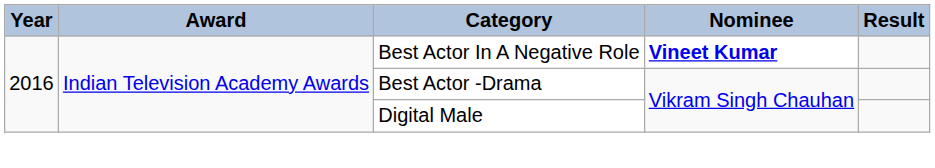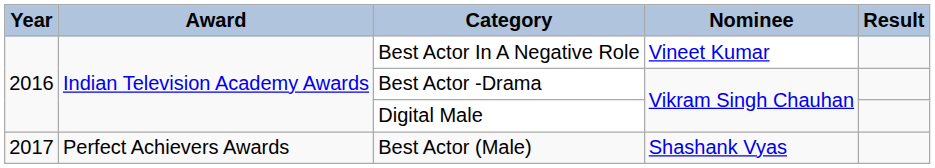(713, 52) bold -> (709, 52) normal
+ row: (455, 147)
